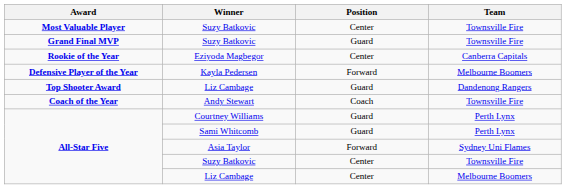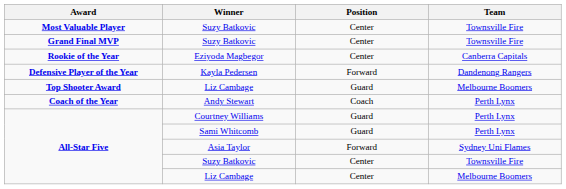(362, 42) Guard -> (362, 42) Center
(495, 72) Melbourne Boomers -> (495, 72) Dandenong Rangers
(495, 87) Dandenong Rangers -> (495, 87) Melbourne Boomers
(495, 102) Townsville Fire -> (495, 102) Perth Lynx
